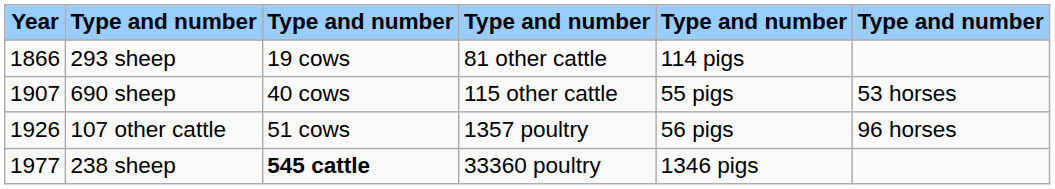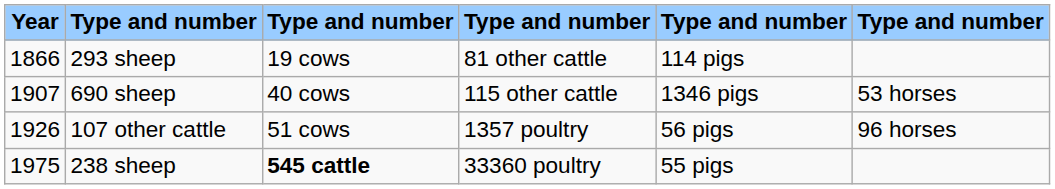(697, 93) 55 pigs -> (710, 93) 1346 pigs
(35, 165) 1977 -> (35, 165) 1975
(710, 165) 1346 pigs -> (697, 165) 55 pigs
